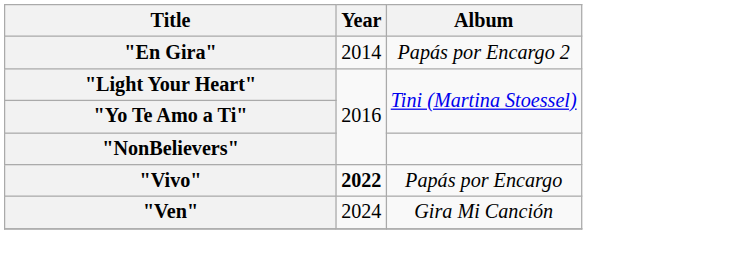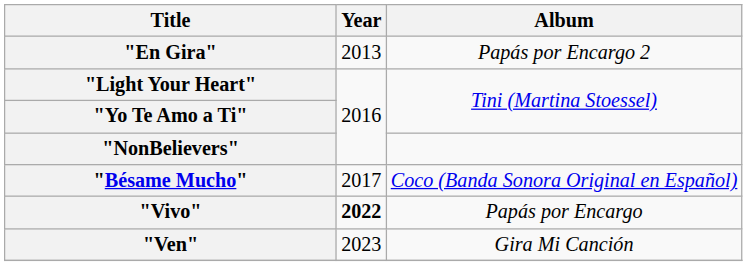(361, 52) 2014 -> (361, 52) 2013
+ row: (171, 180)
(361, 212) 2024 -> (361, 244) 2023
